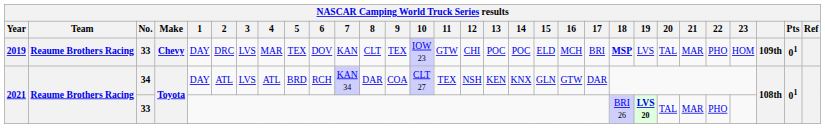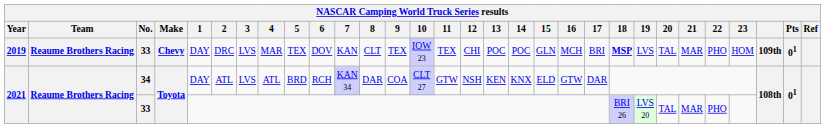(447, 52) GTW -> (447, 52) TEX
(546, 52) ELD -> (546, 52) GLN
(447, 80) TEX -> (447, 80) GTW
(546, 80) GLN -> (546, 80) ELD
(646, 109) bold -> (645, 108) normal
